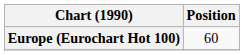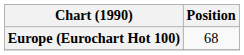(211, 38) 60 -> (211, 38) 68
